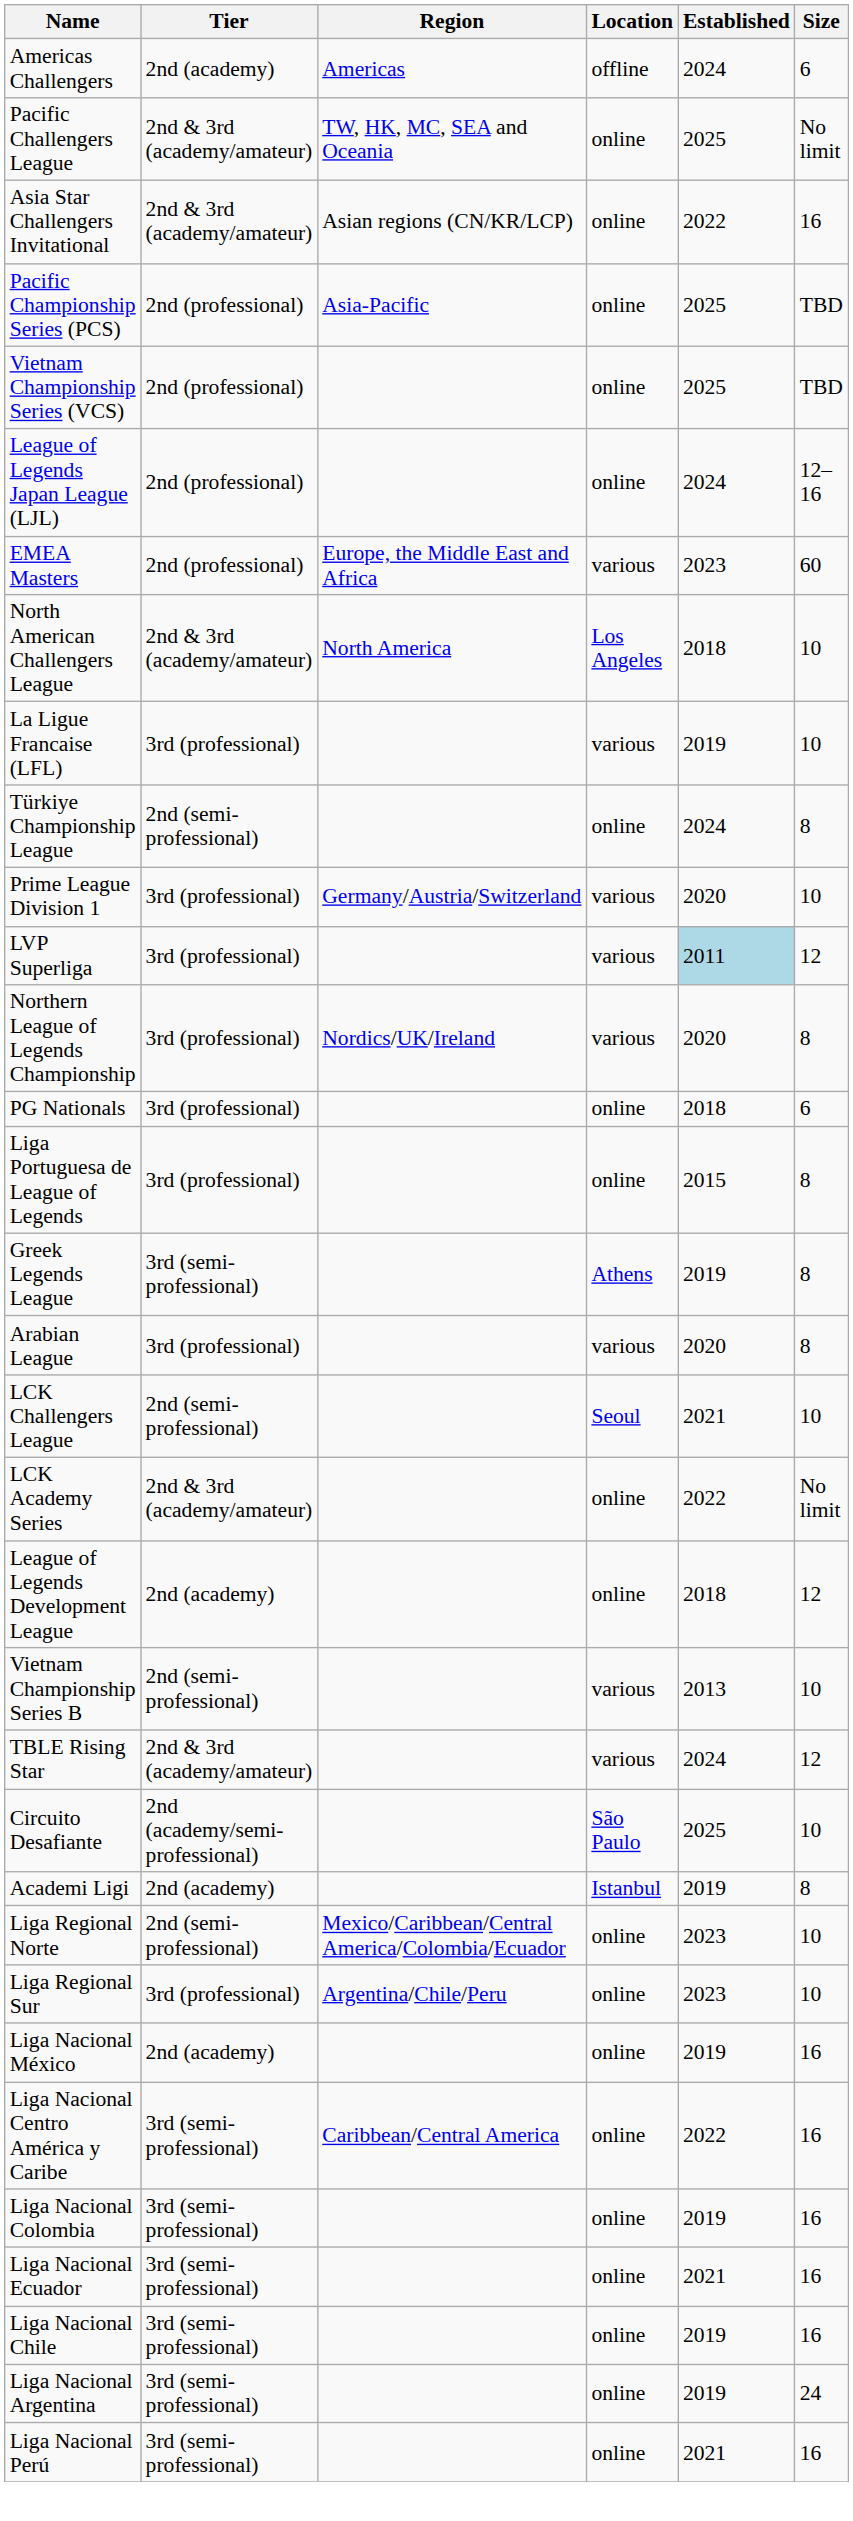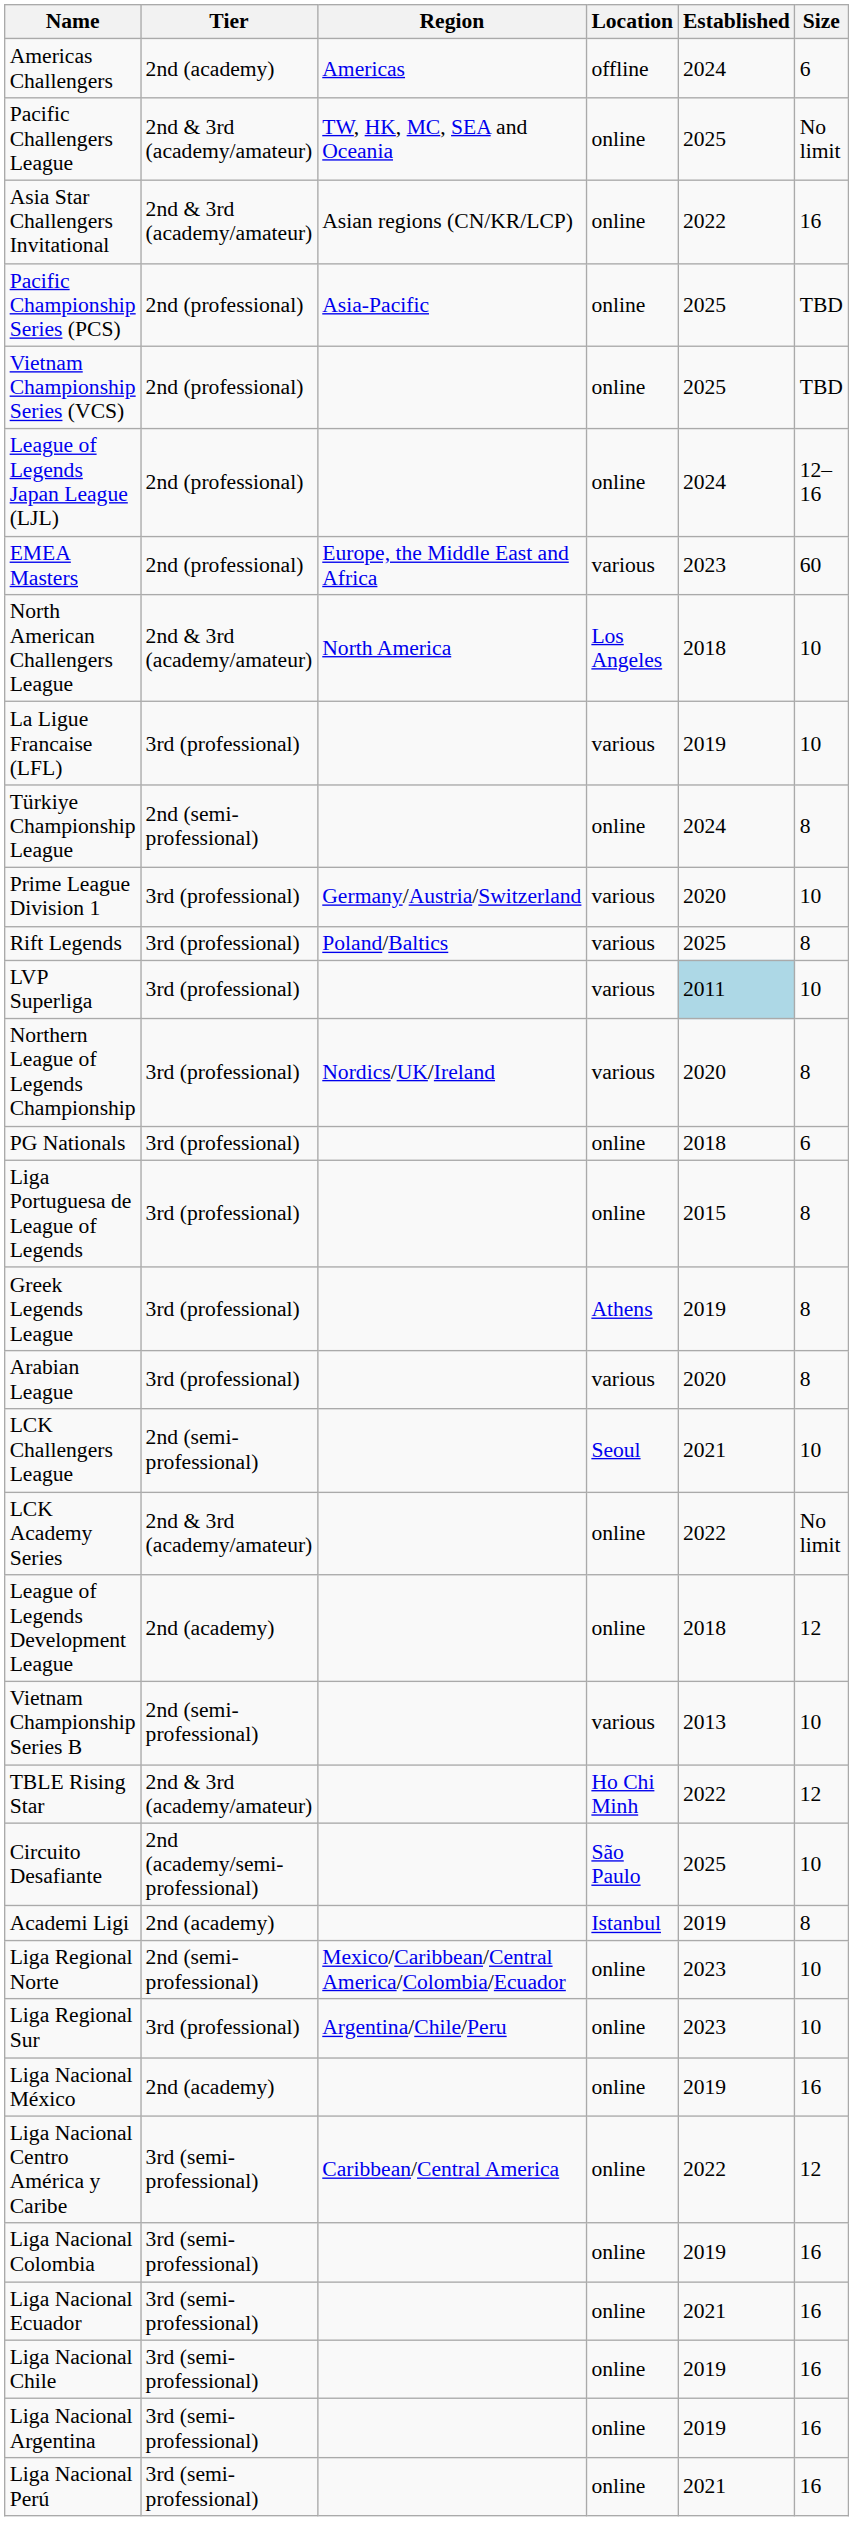+ row: (66, 943)
(811, 955) 12 -> (811, 989) 10
(202, 1274) 3rd (semi-professional) -> (223, 1308) 3rd (professional)
(623, 1759) various -> (623, 1793) Ho Chi Minh
(705, 1759) 2024 -> (705, 1793) 2022
(811, 2135) 16 -> (811, 2169) 12
(811, 2393) 24 -> (811, 2427) 16
